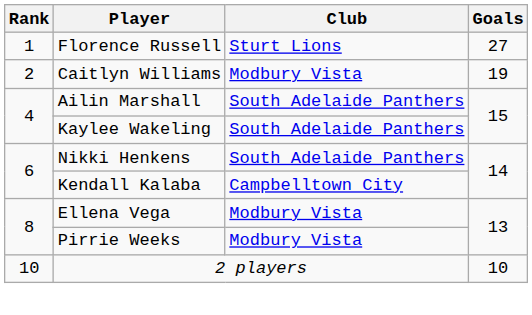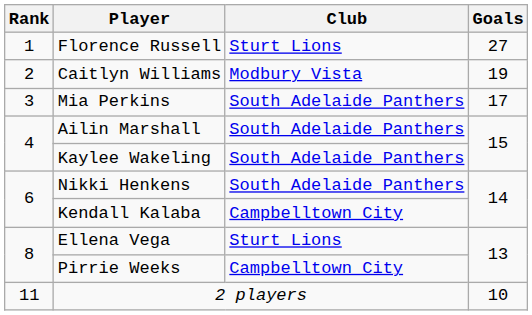+ row: (114, 102)
(296, 213) Modbury Vista -> (286, 241) Sturt Lions
(296, 241) Modbury Vista -> (316, 268) Campbelltown City
(29, 268) 10 -> (29, 296) 11
